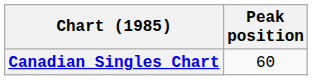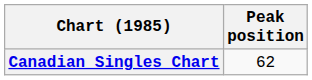(266, 62) 60 -> (266, 62) 62
